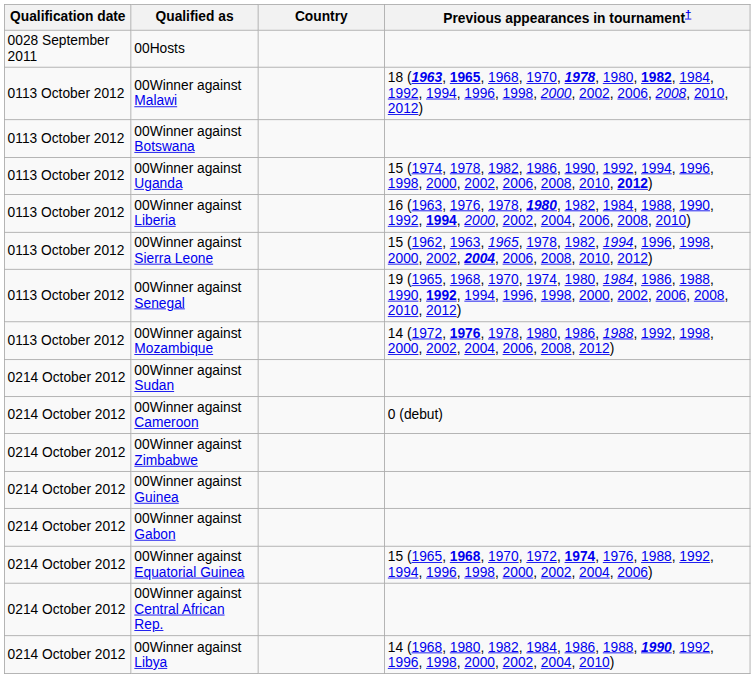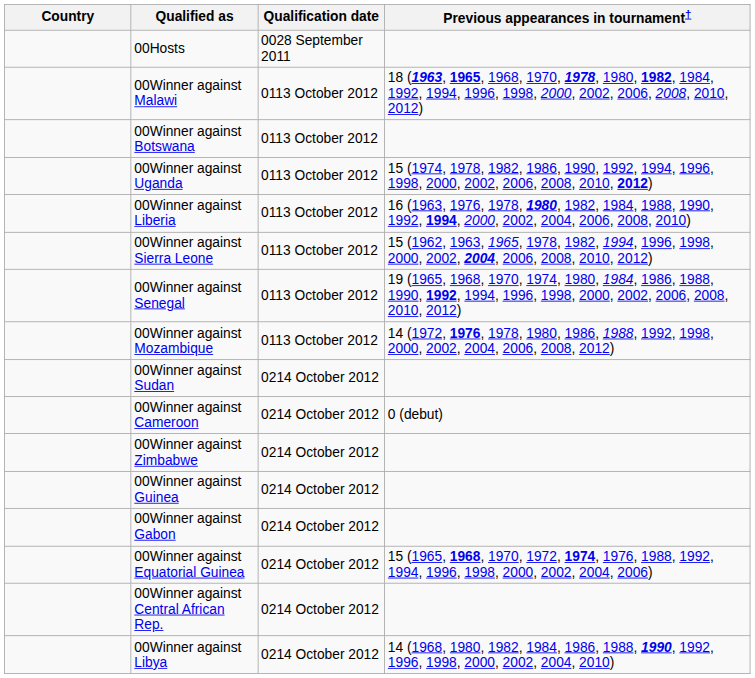columns swapped: (321, 17) <-> (68, 17)
